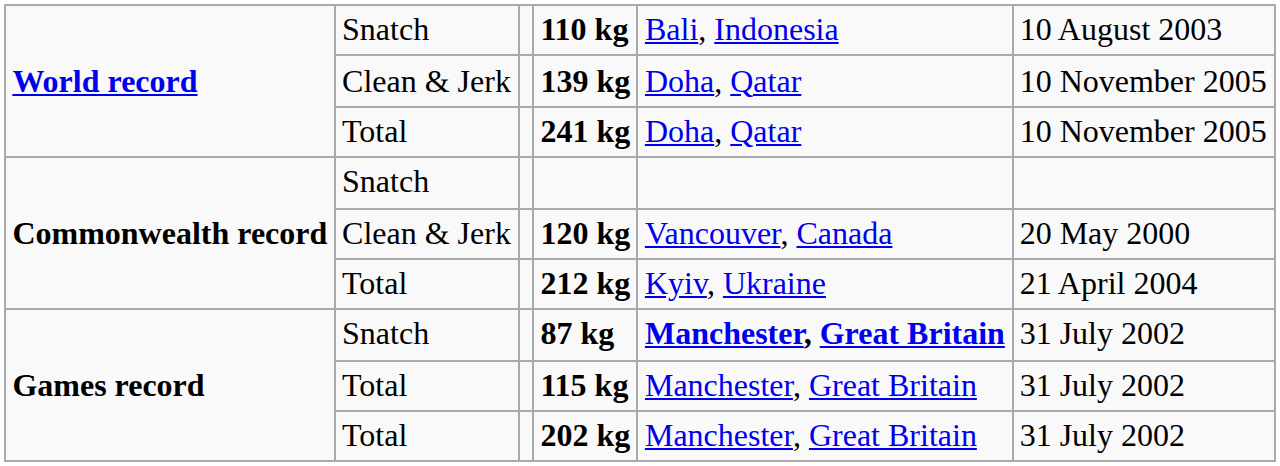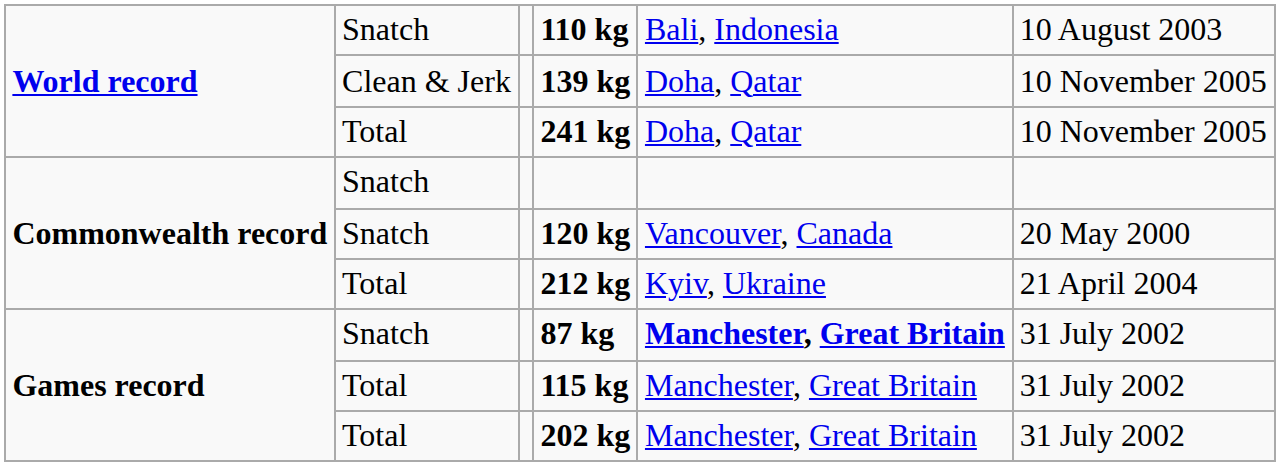(426, 232) Clean & Jerk -> (386, 232) Snatch
